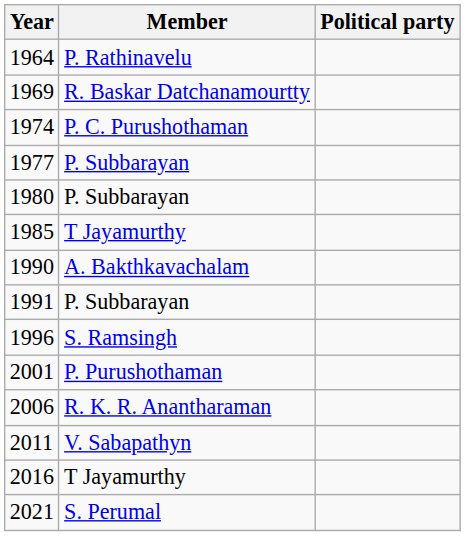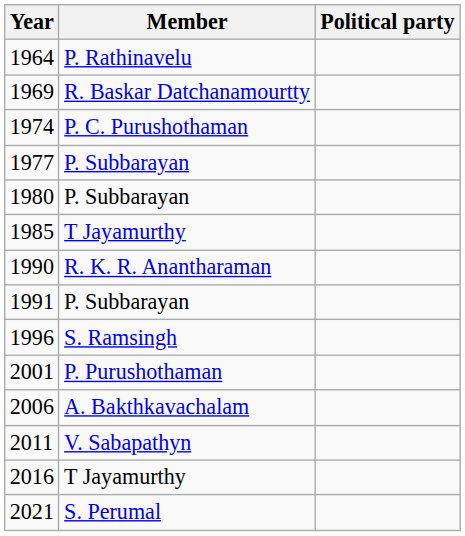(157, 267) A. Bakthkavachalam -> (168, 267) R. K. R. Anantharaman
(168, 407) R. K. R. Anantharaman -> (157, 407) A. Bakthkavachalam
